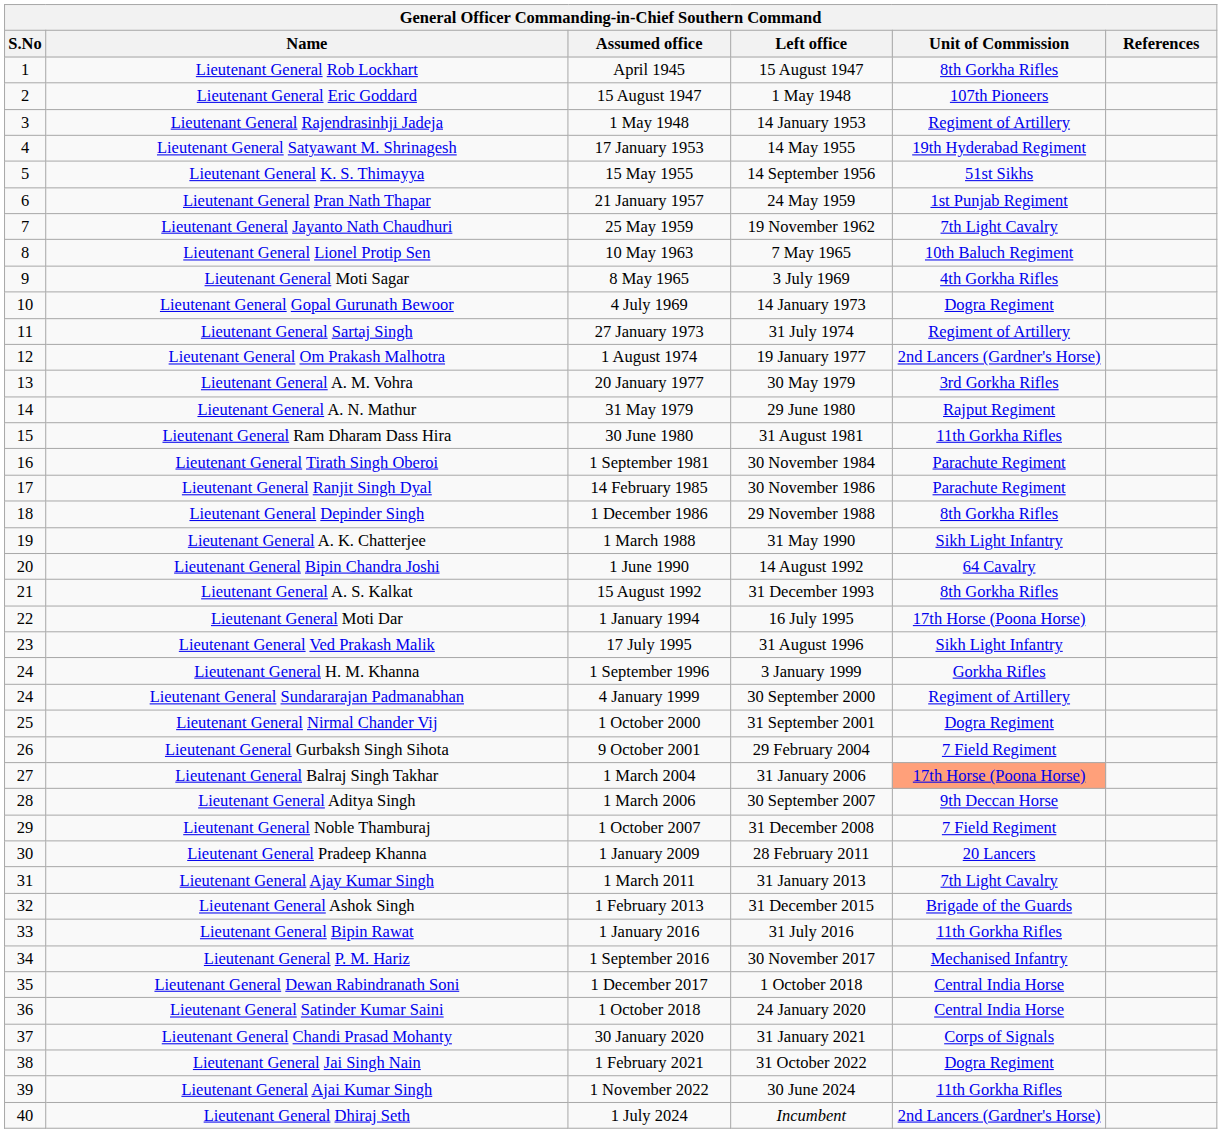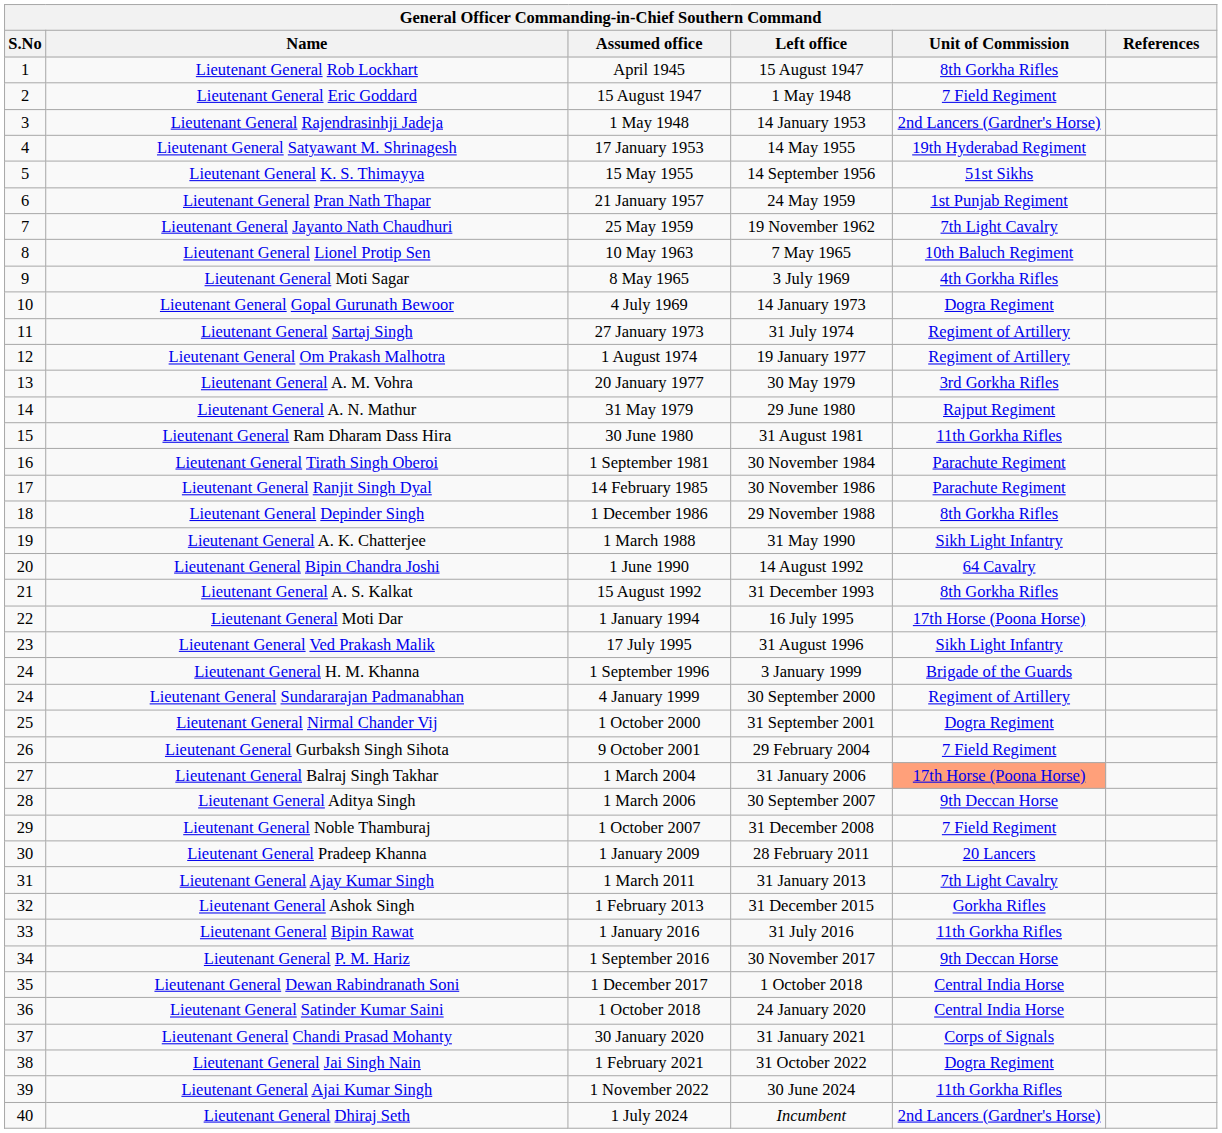(999, 95) 107th Pioneers -> (999, 95) 7 Field Regiment
(999, 122) Regiment of Artillery -> (999, 122) 2nd Lancers (Gardner's Horse)
(999, 357) 2nd Lancers (Gardner's Horse) -> (999, 357) Regiment of Artillery
(999, 670) Gorkha Rifles -> (999, 670) Brigade of the Guards
(999, 906) Brigade of the Guards -> (999, 906) Gorkha Rifles
(999, 958) Mechanised Infantry -> (999, 958) 9th Deccan Horse
